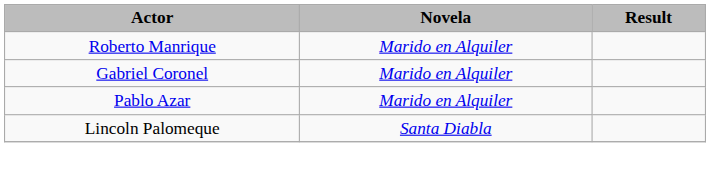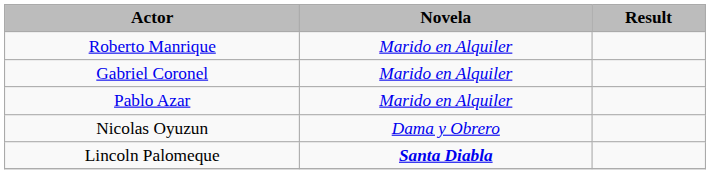+ row: (152, 127)
(446, 127) normal -> (446, 155) bold
